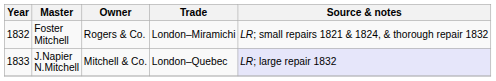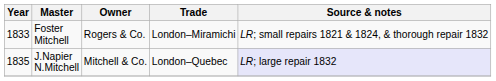(18, 34) 1832 -> (18, 34) 1833
(18, 62) 1833 -> (18, 62) 1835
